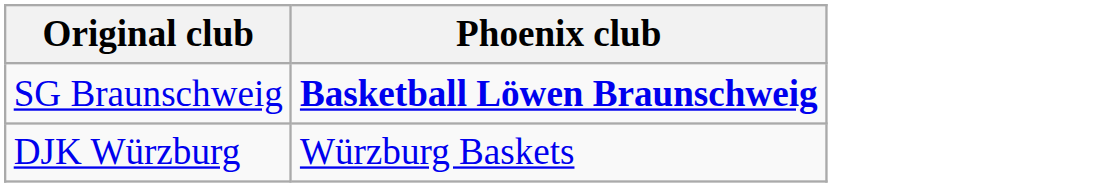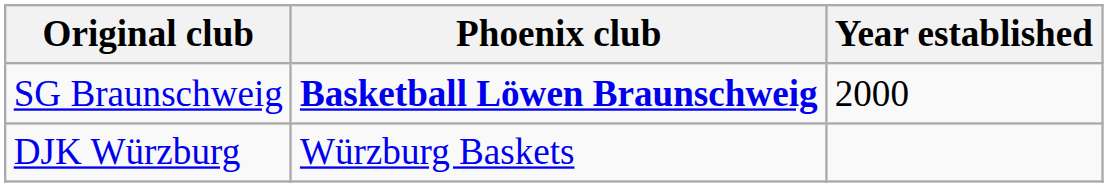+ column: (964, 33)
